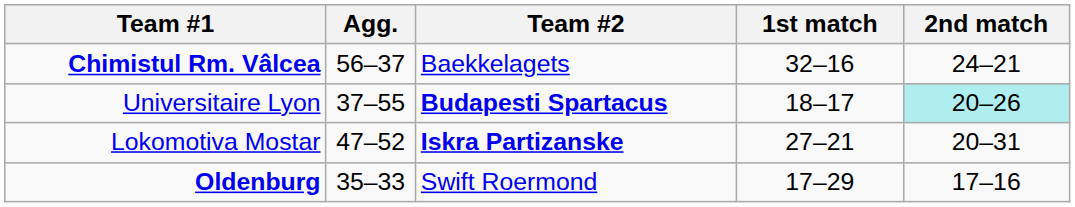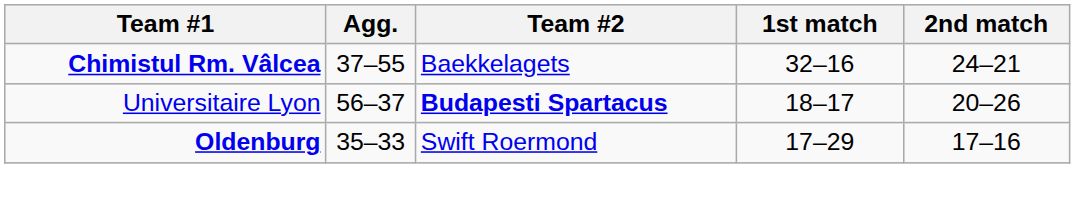(371, 63) 56–37 -> (371, 63) 37–55
(371, 102) 37–55 -> (371, 102) 56–37
(986, 102) paleturquoise background -> (986, 102) no background
- row: (216, 142)
